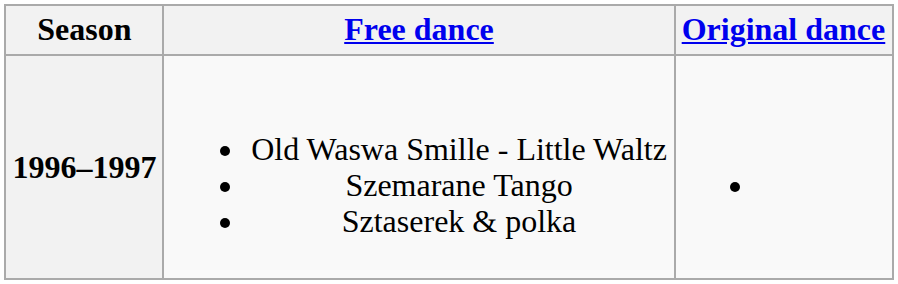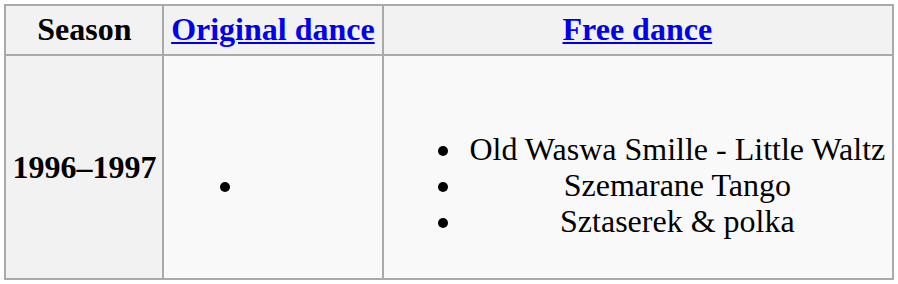columns swapped: (783, 29) <-> (419, 29)
